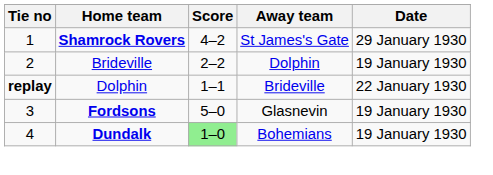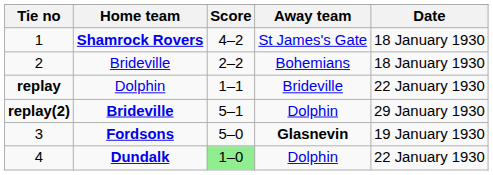(411, 39) 29 January 1930 -> (429, 39) 18 January 1930
(295, 63) Dolphin -> (313, 63) Bohemians
(411, 63) 19 January 1930 -> (429, 63) 18 January 1930
+ row: (39, 110)
(295, 110) normal -> (313, 134) bold
(295, 134) Bohemians -> (313, 157) Dolphin
(411, 134) 19 January 1930 -> (429, 157) 22 January 1930
